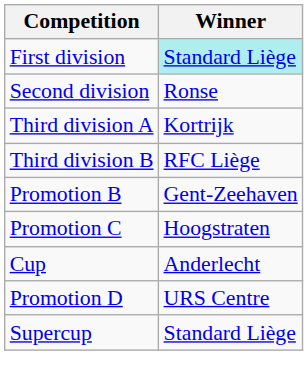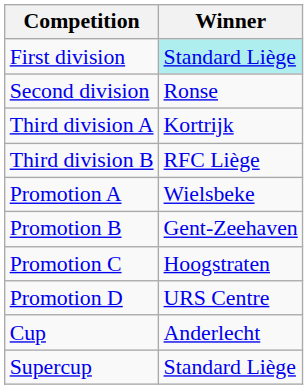+ row: (66, 194)
rows swapped: (66, 297) <-> (28, 263)
